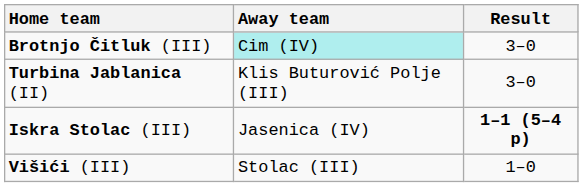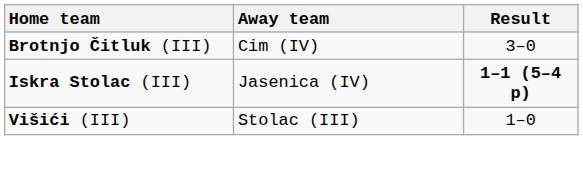(279, 46) paleturquoise background -> (279, 46) no background
- row: (95, 83)
